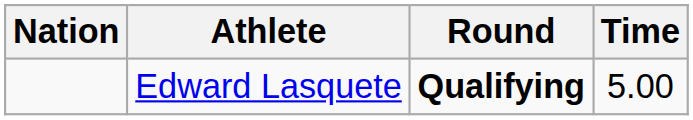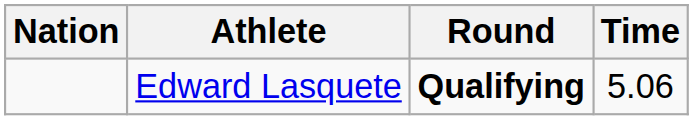(640, 85) 5.00 -> (640, 85) 5.06
